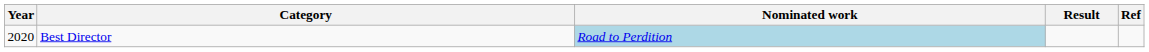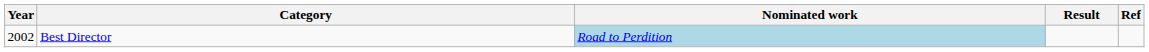(21, 36) 2020 -> (21, 36) 2002
